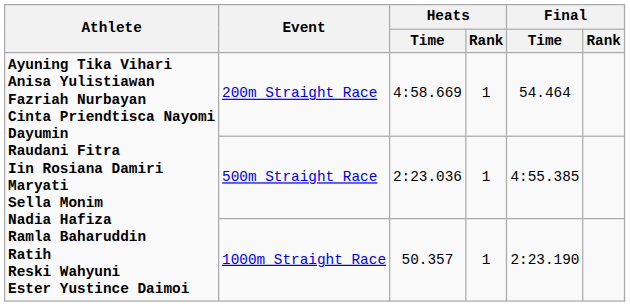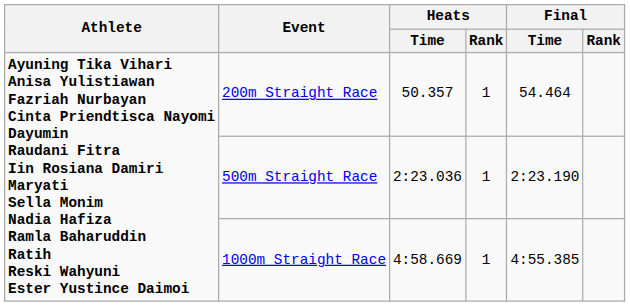(427, 94) 4:58.669 -> (427, 94) 50.357
(545, 177) 4:55.385 -> (545, 177) 2:23.190
(427, 259) 50.357 -> (427, 259) 4:58.669
(545, 259) 2:23.190 -> (545, 259) 4:55.385
